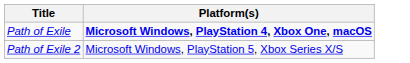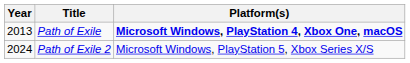+ column: (20, 13)
